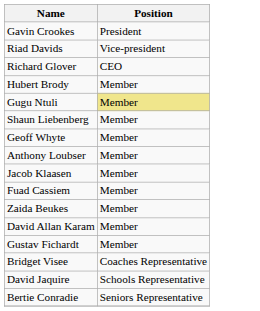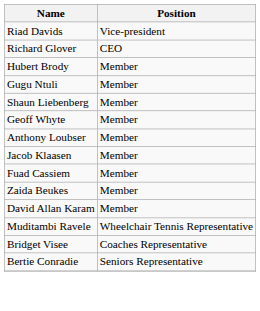- row: (41, 31)
(119, 102) khaki background -> (119, 84) no background
- row: (43, 244)
+ row: (49, 226)
- row: (38, 279)
